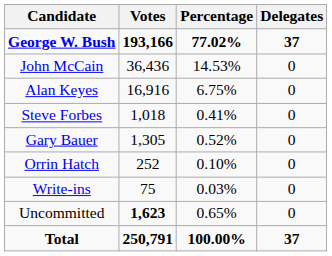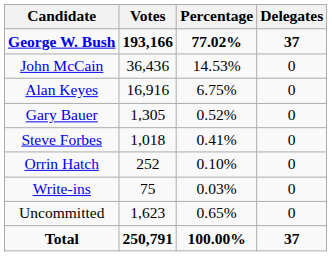rows swapped: (62, 139) <-> (62, 115)
(148, 213) bold -> (148, 213) normal
